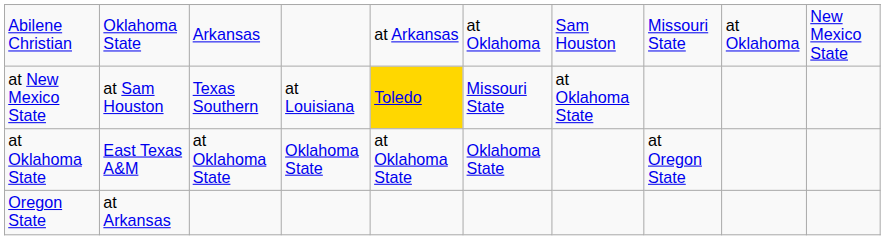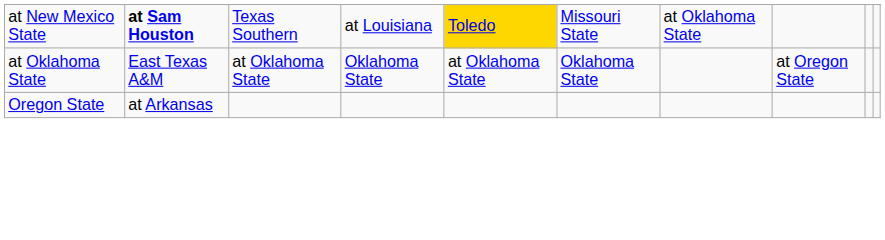- row: (40, 35)
(133, 97) normal -> (161, 26) bold
